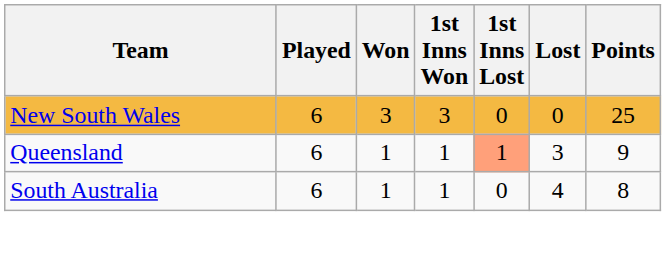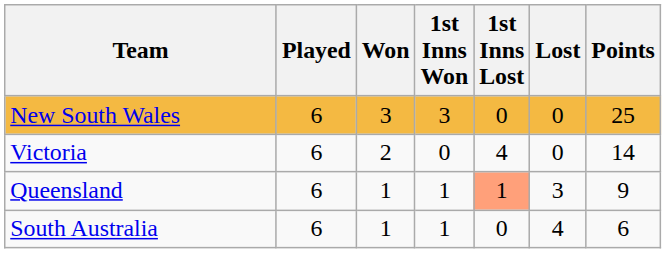+ row: (49, 152)
(623, 190) 8 -> (623, 228) 6
